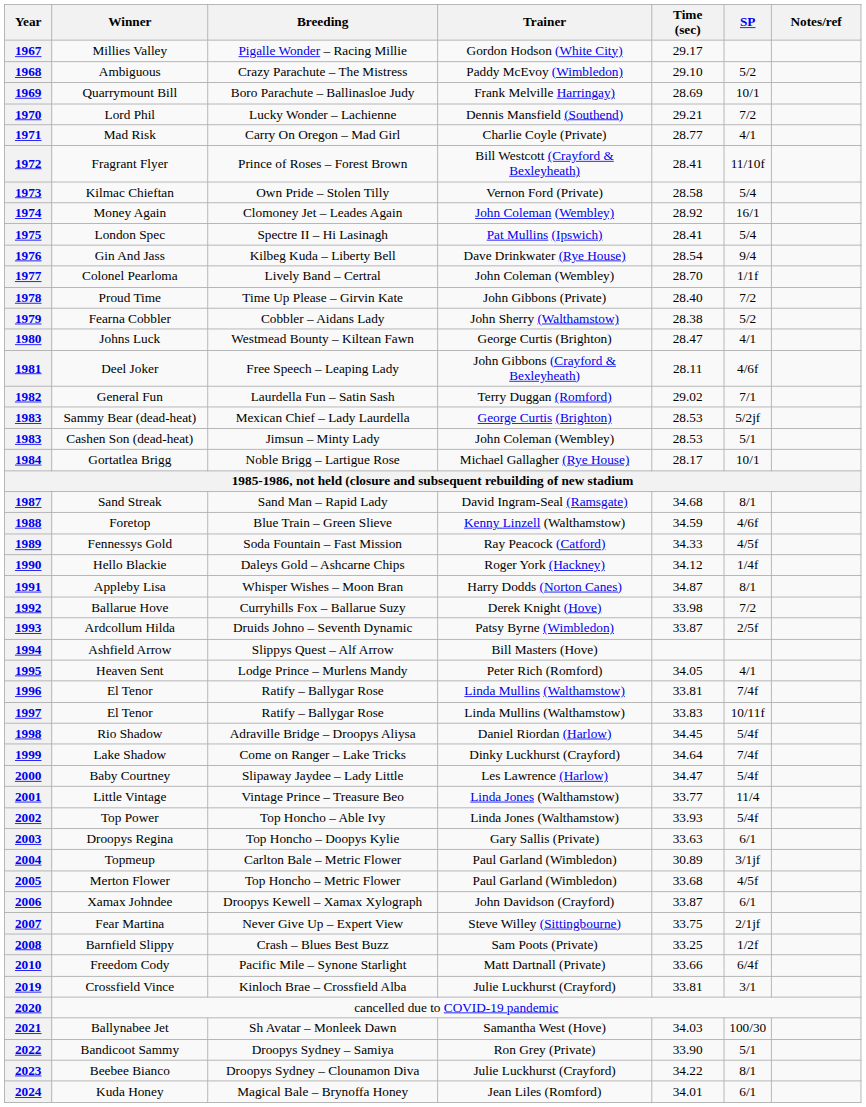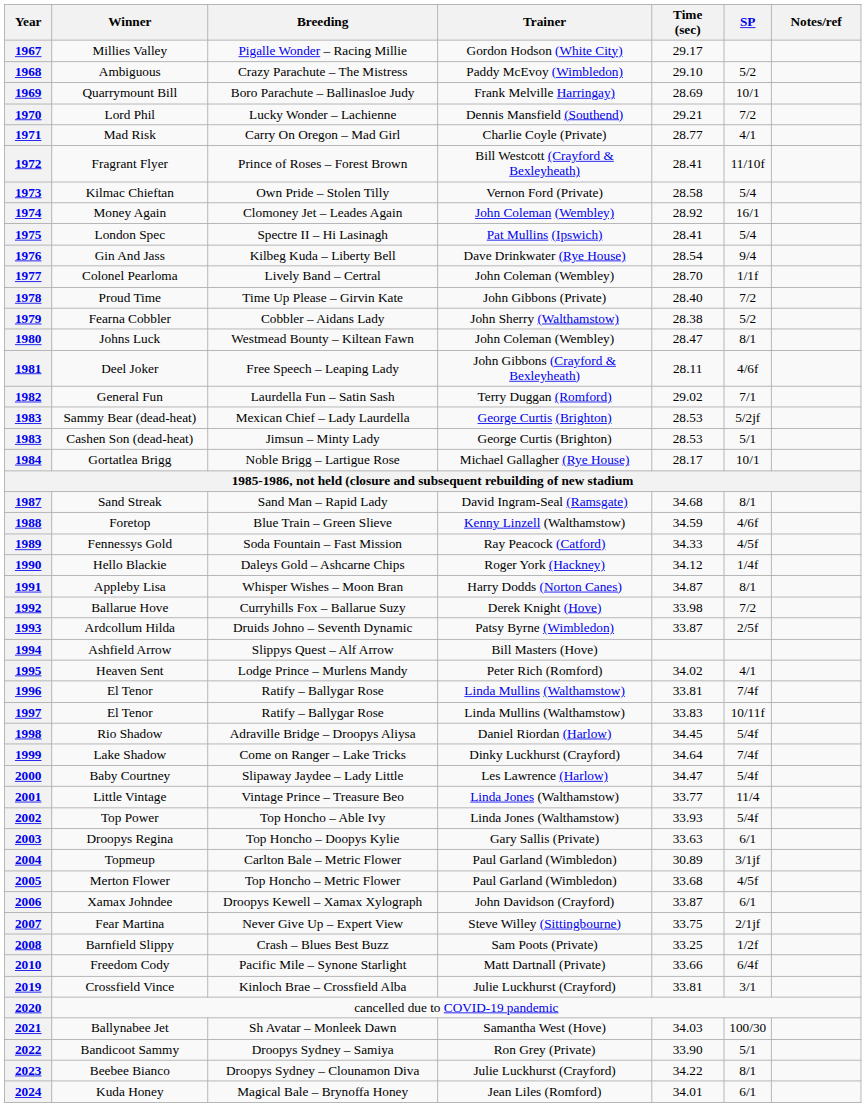(545, 339) George Curtis (Brighton) -> (545, 339) John Coleman (Wembley)
(748, 339) 4/1 -> (748, 339) 8/1
(545, 438) John Coleman (Wembley) -> (545, 438) George Curtis (Brighton)
(688, 670) 34.05 -> (688, 670) 34.02
